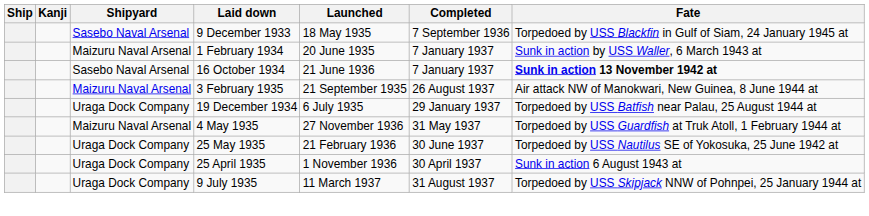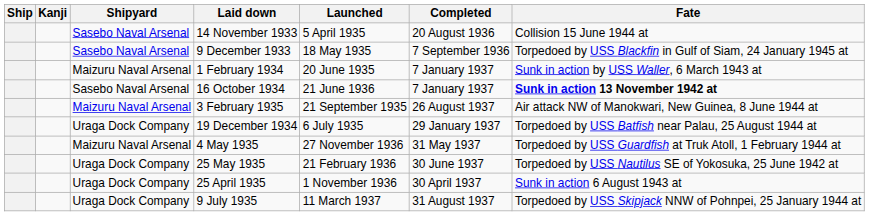+ row: (247, 32)
